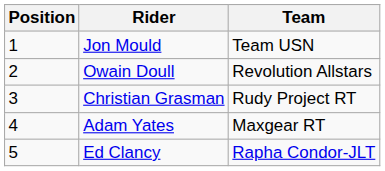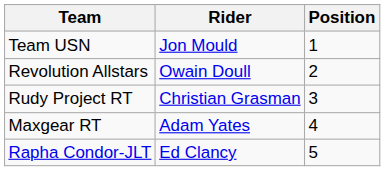columns swapped: (42, 17) <-> (304, 17)
